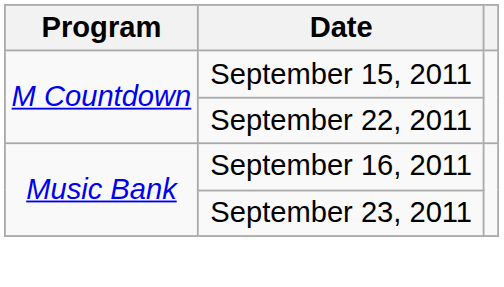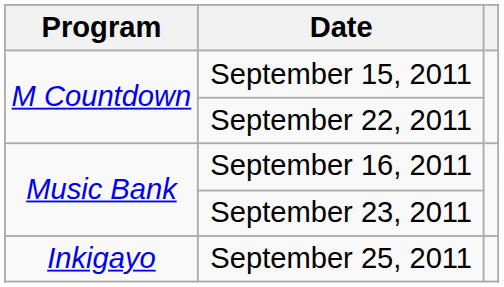+ row: (341, 258)
